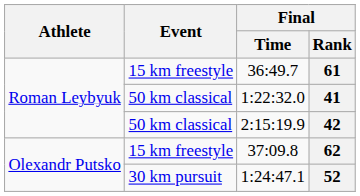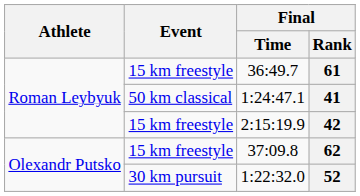(273, 97) 1:22:32.0 -> (273, 97) 1:24:47.1
(180, 124) 50 km classical -> (181, 124) 15 km freestyle
(273, 177) 1:24:47.1 -> (273, 177) 1:22:32.0
